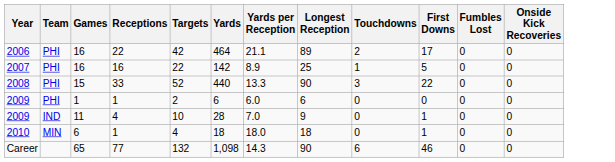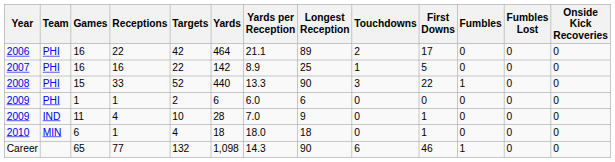+ column: (481, 24)
